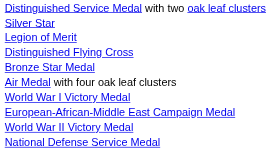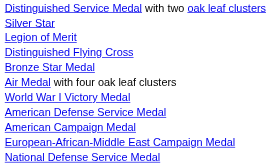+ row: (85, 113)
+ row: (70, 128)
- row: (69, 128)
